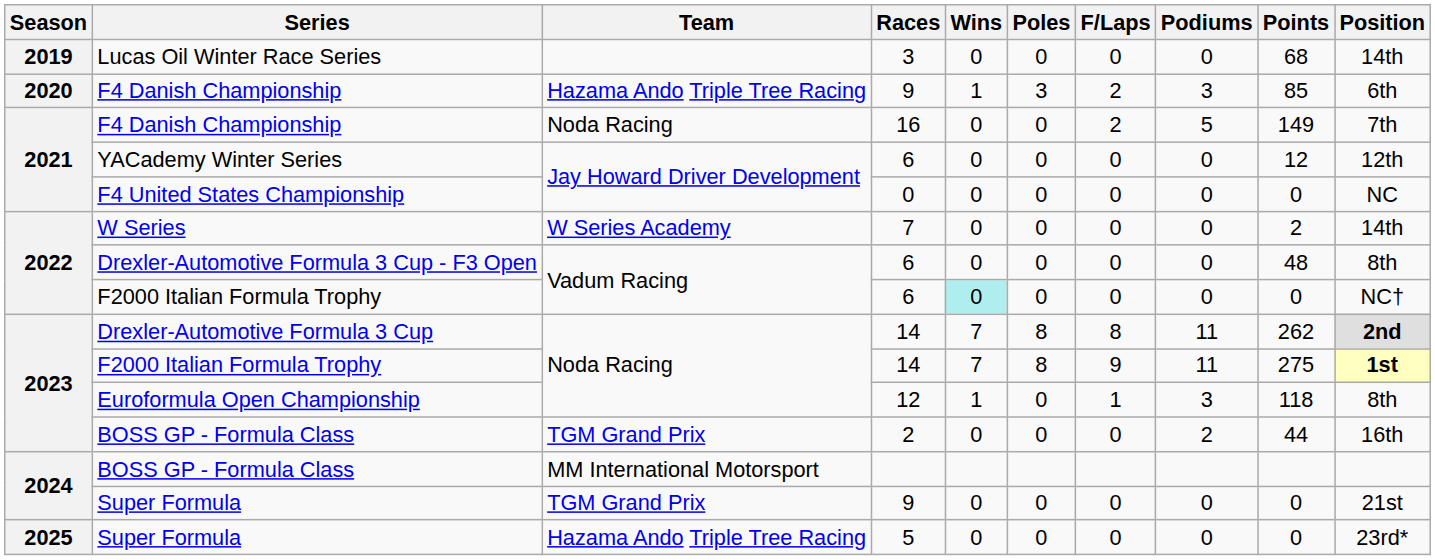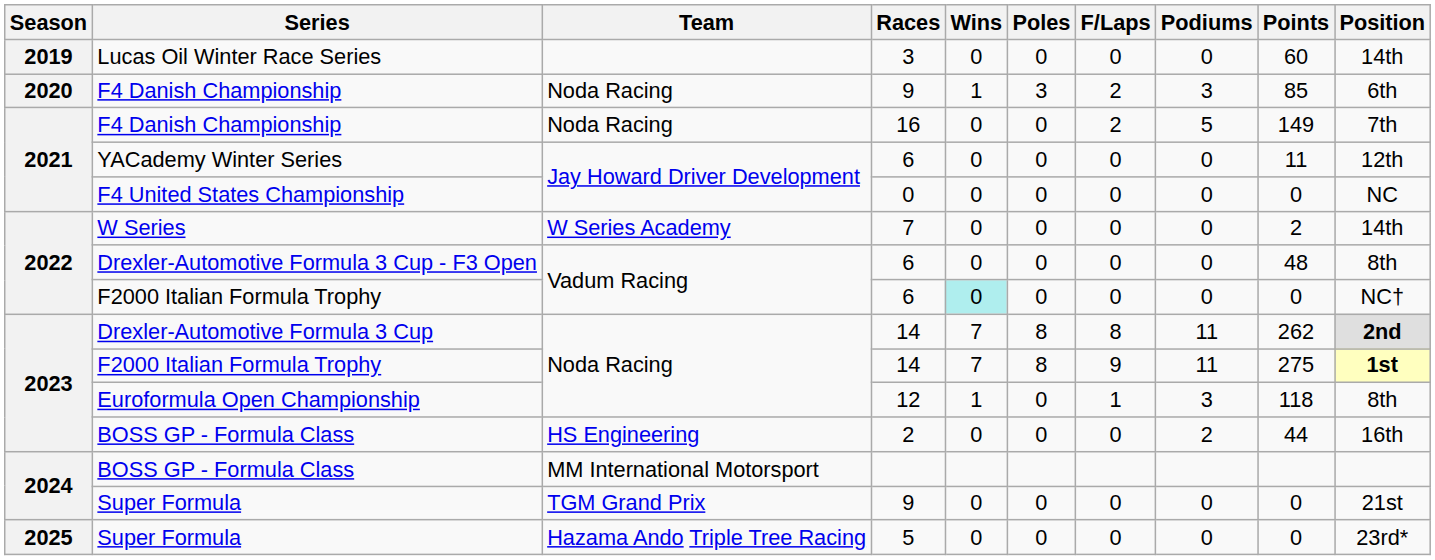(1296, 57) 68 -> (1296, 57) 60
(707, 91) Hazama Ando Triple Tree Racing -> (610, 91) Noda Racing
(1296, 160) 12 -> (1296, 160) 11
(626, 435) TGM Grand Prix -> (623, 435) HS Engineering
